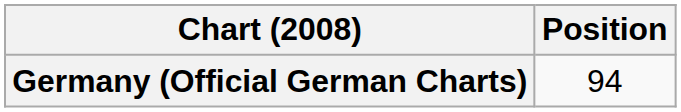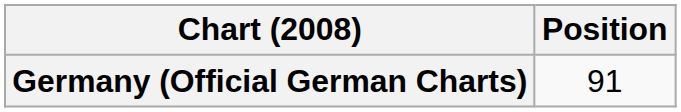(605, 80) 94 -> (605, 80) 91
